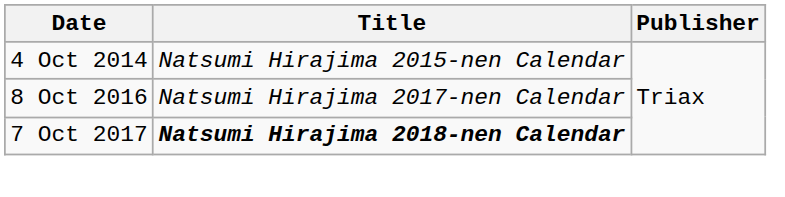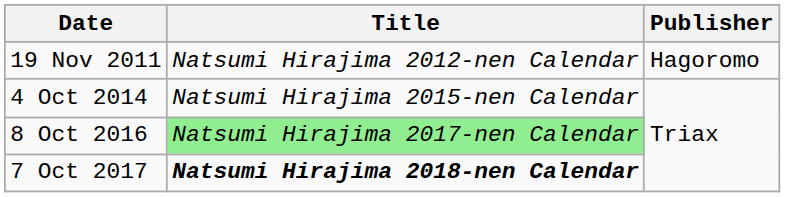+ row: (86, 61)
(392, 98) no background -> (406, 135) lightgreen background
